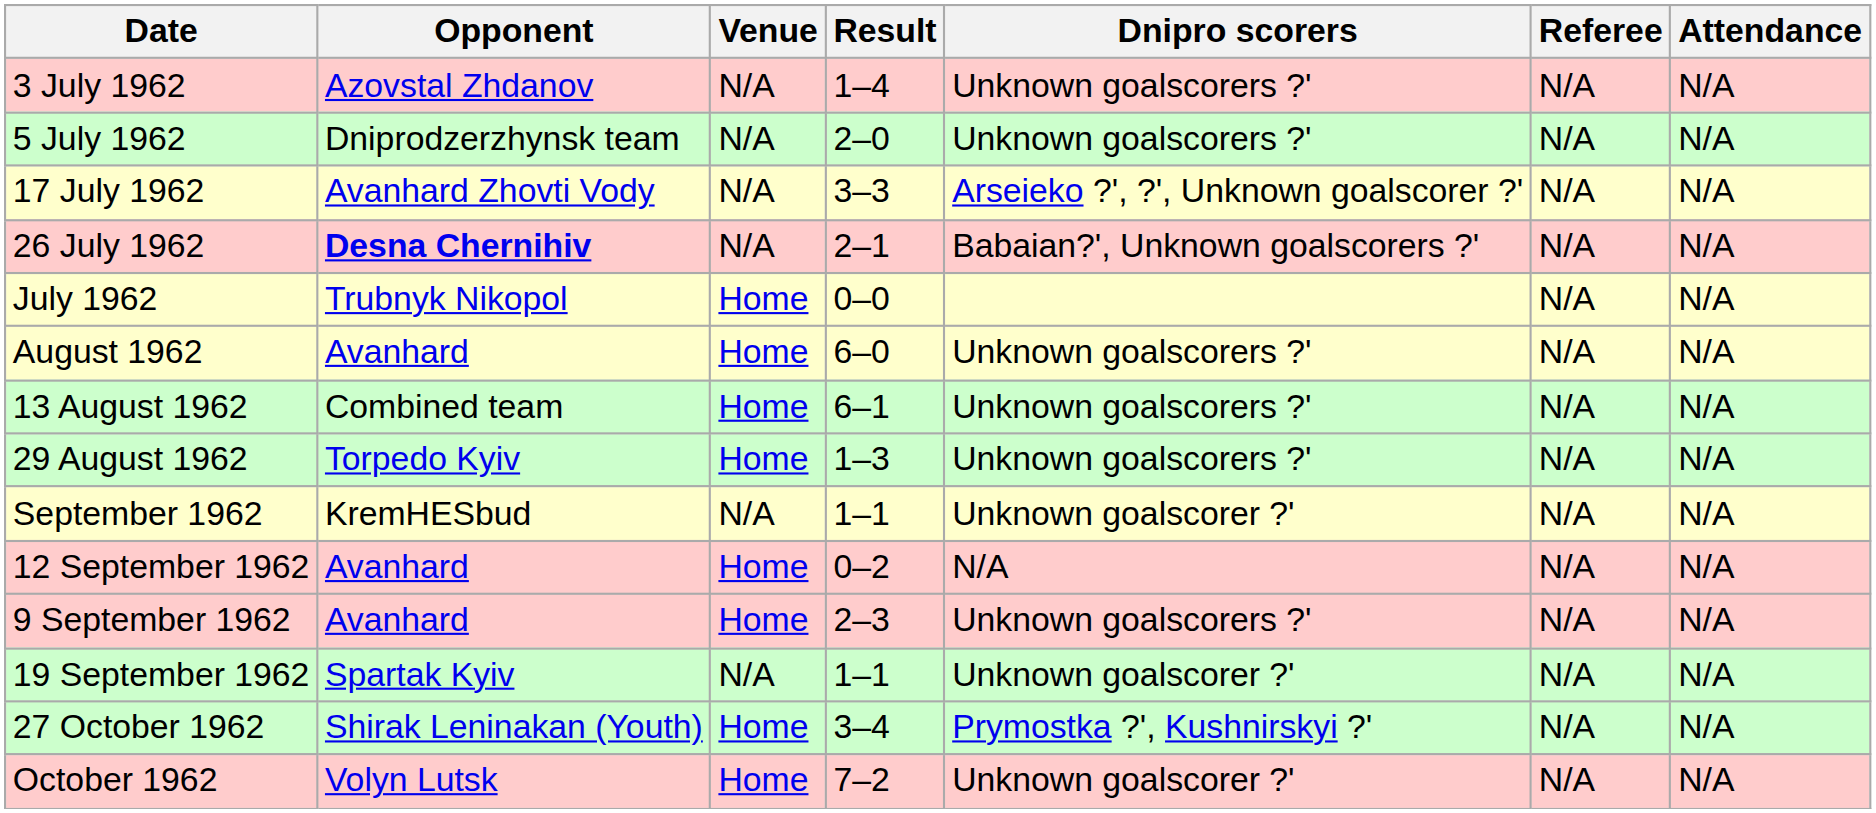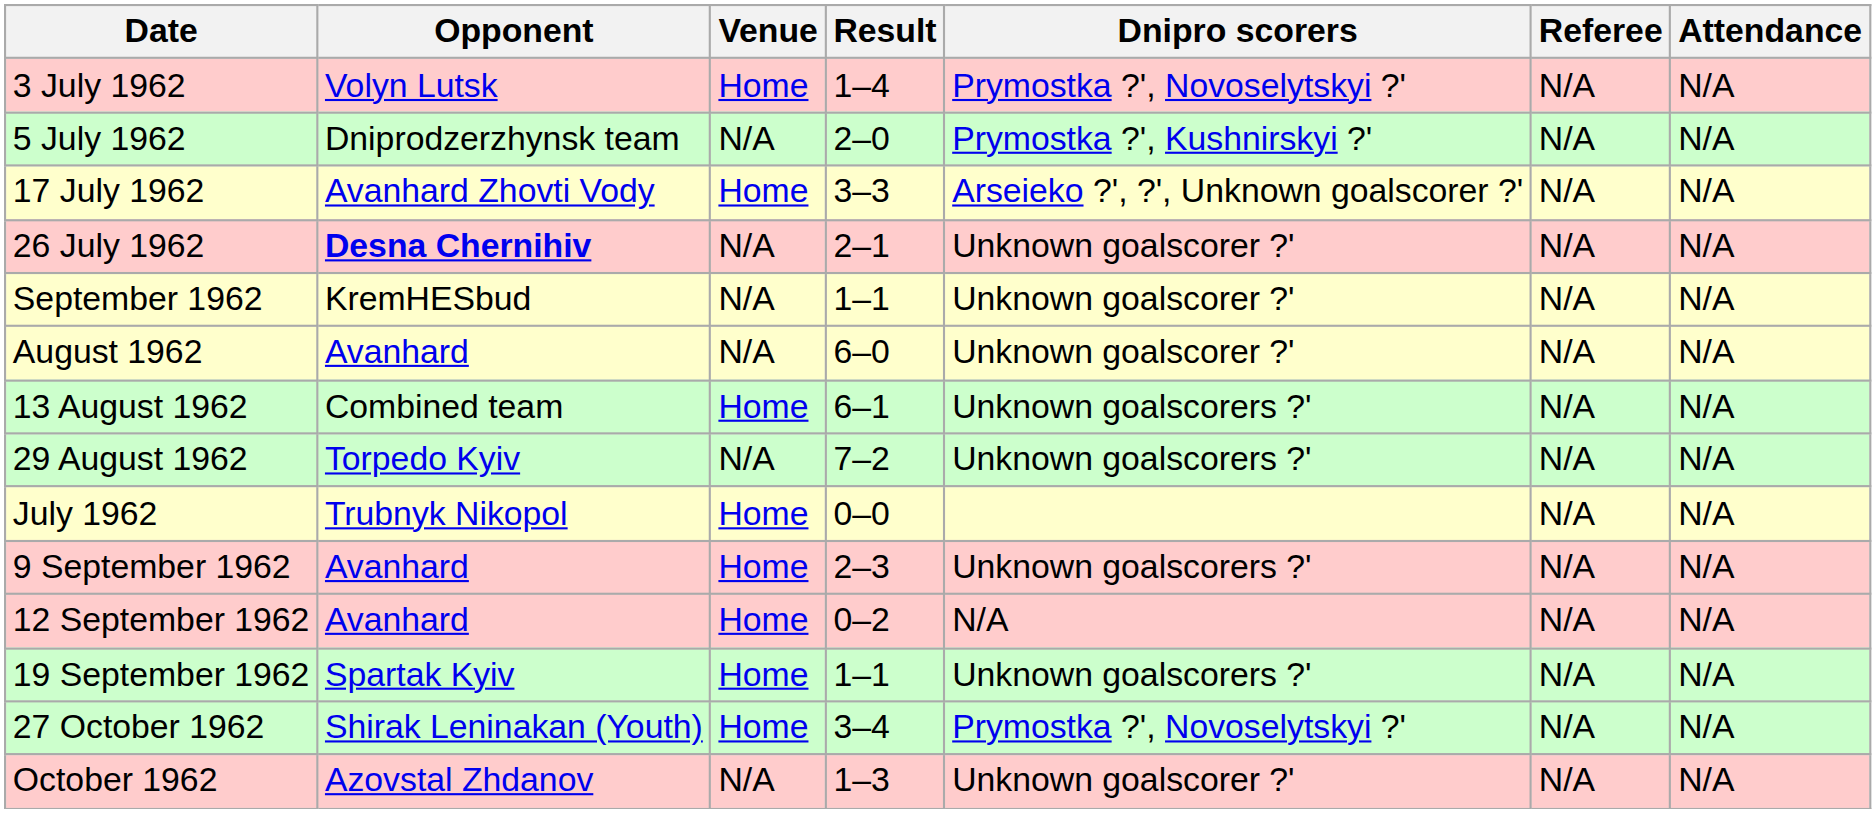(459, 84) Azovstal Zhdanov -> (411, 84) Volyn Lutsk
(747, 84) N/A -> (763, 84) Home
(1132, 84) Unknown goalscorers ?' -> (1179, 84) Prymostka ?', Novoselytskyi ?'
(1132, 138) Unknown goalscorers ?' -> (1162, 138) Prymostka ?', Kushnirskyi ?'
(747, 191) N/A -> (763, 191) Home
(1216, 245) Babaian?', Unknown goalscorers ?' -> (1123, 245) Unknown goalscorer ?'
rows swapped: (85, 298) <-> (138, 513)
(763, 352) Home -> (747, 352) N/A
(1132, 352) Unknown goalscorers ?' -> (1123, 352) Unknown goalscorer ?'
(763, 459) Home -> (747, 459) N/A
(862, 459) 1–3 -> (862, 459) 7–2
rows swapped: (152, 620) <-> (161, 566)
(747, 673) N/A -> (763, 673) Home
(1123, 673) Unknown goalscorer ?' -> (1132, 673) Unknown goalscorers ?'
(1162, 727) Prymostka ?', Kushnirskyi ?' -> (1179, 727) Prymostka ?', Novoselytskyi ?'
(411, 780) Volyn Lutsk -> (459, 780) Azovstal Zhdanov
(763, 780) Home -> (747, 780) N/A
(862, 780) 7–2 -> (862, 780) 1–3
